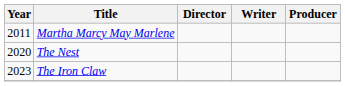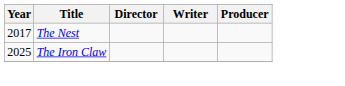- row: (106, 33)
(19, 52) 2020 -> (19, 33) 2017
(19, 71) 2023 -> (19, 52) 2025
